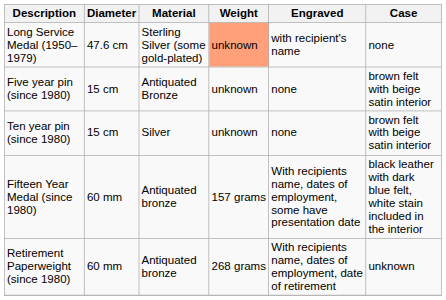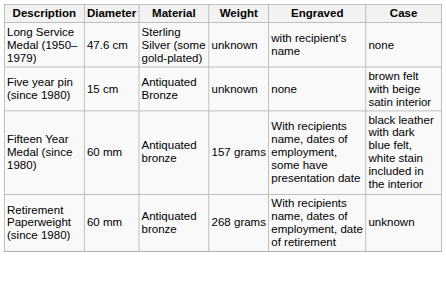(235, 44) lightsalmon background -> (235, 44) no background
- row: (39, 133)
